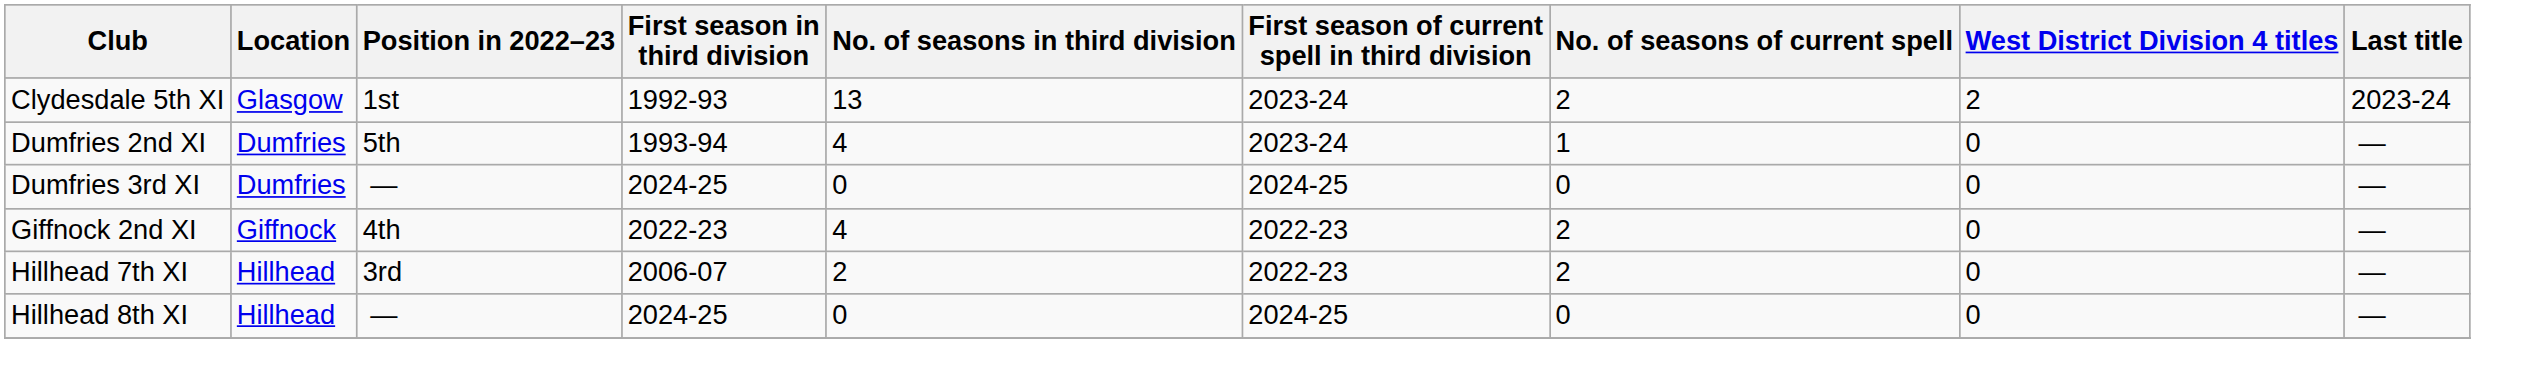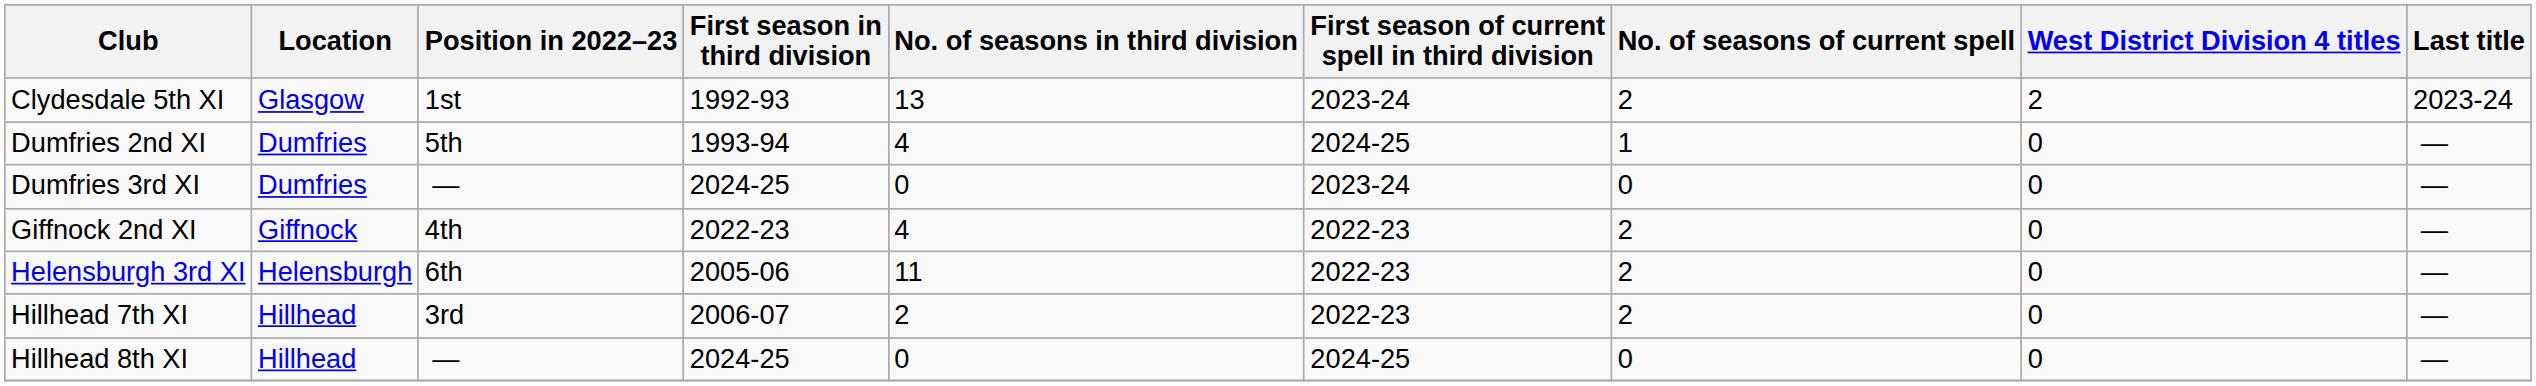(1298, 142) 2023-24 -> (1360, 142) 2024-25
(1298, 186) 2024-25 -> (1360, 186) 2023-24
+ row: (128, 272)
